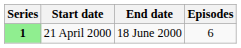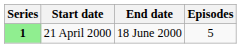(210, 33) 6 -> (210, 33) 5
